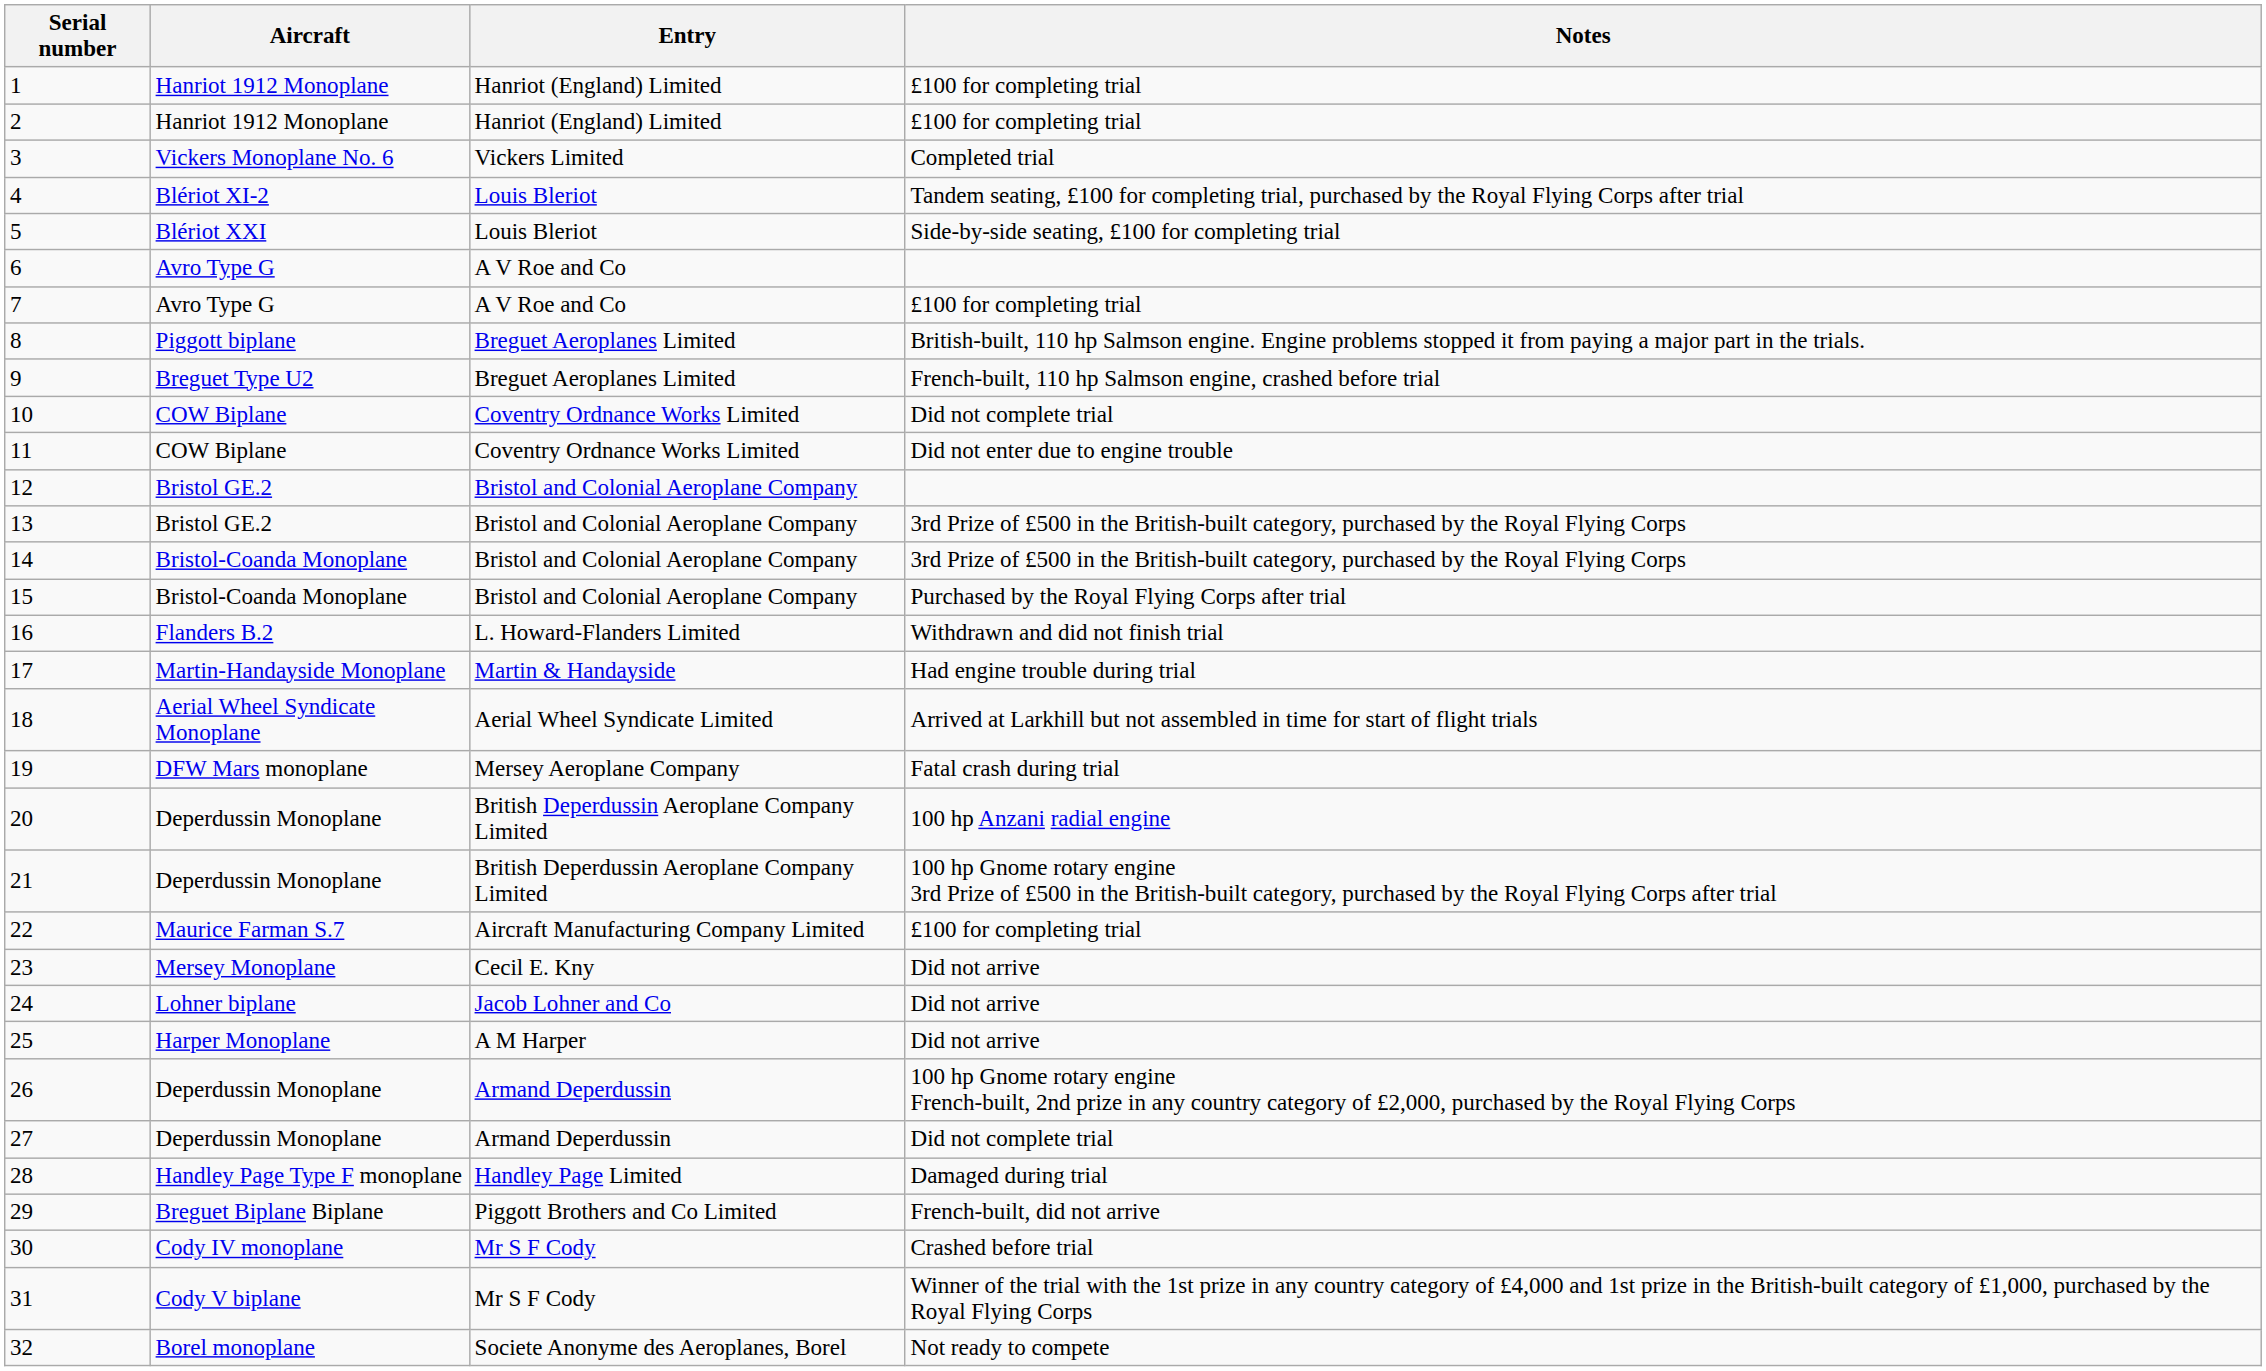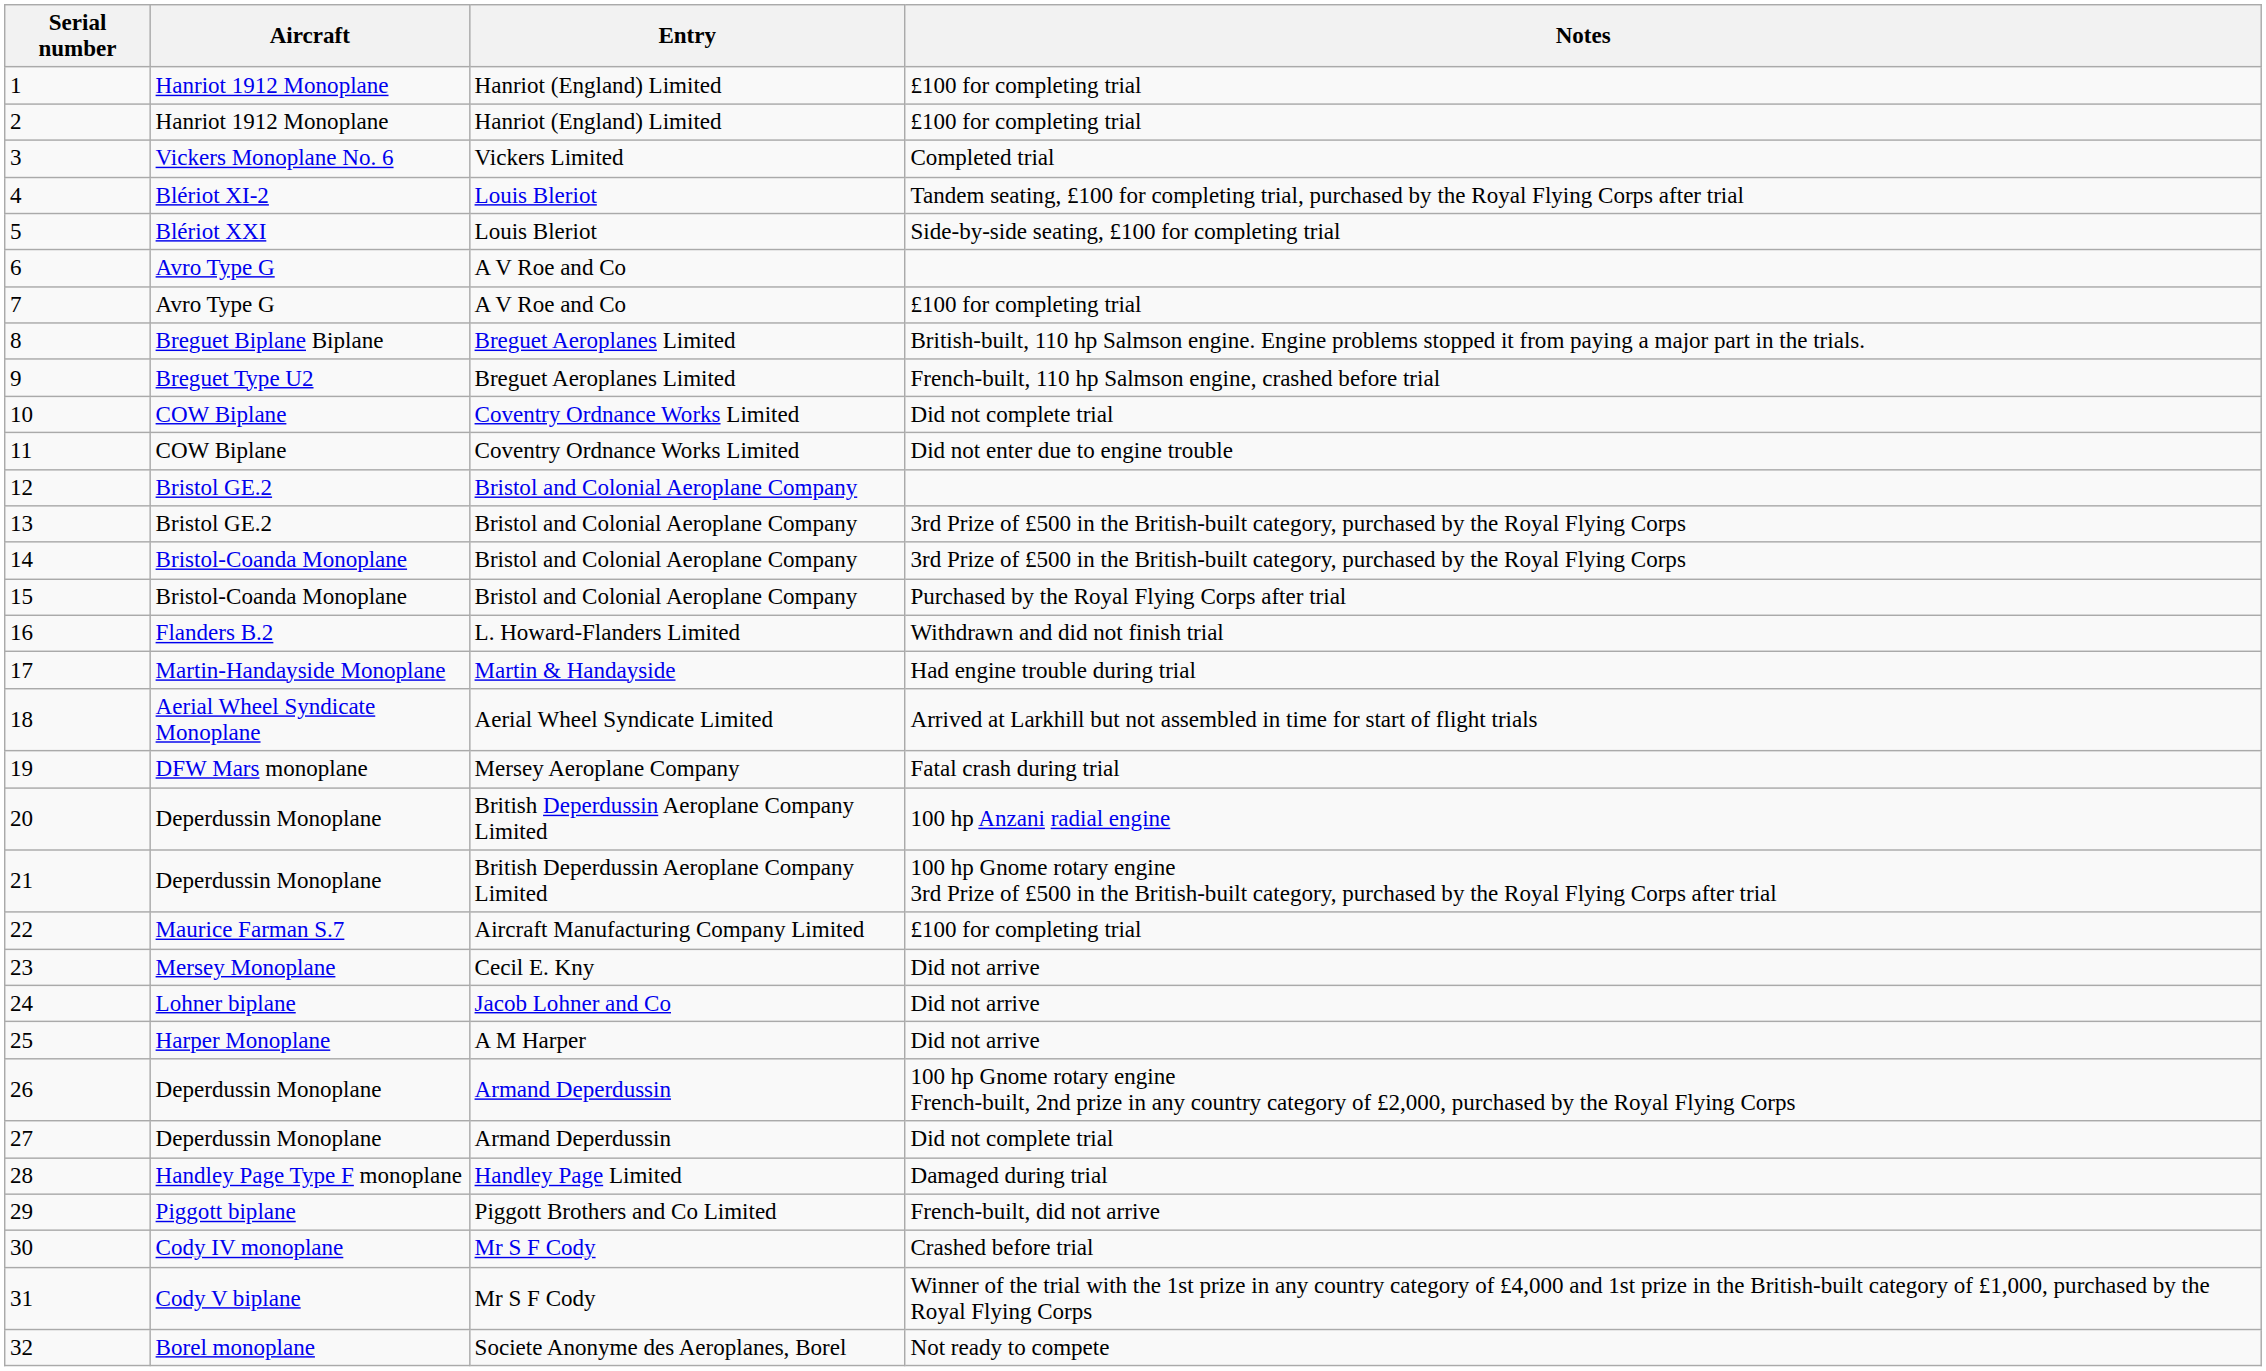(226, 341) Piggott biplane -> (270, 341) Breguet Biplane Biplane
(270, 1212) Breguet Biplane Biplane -> (226, 1212) Piggott biplane
